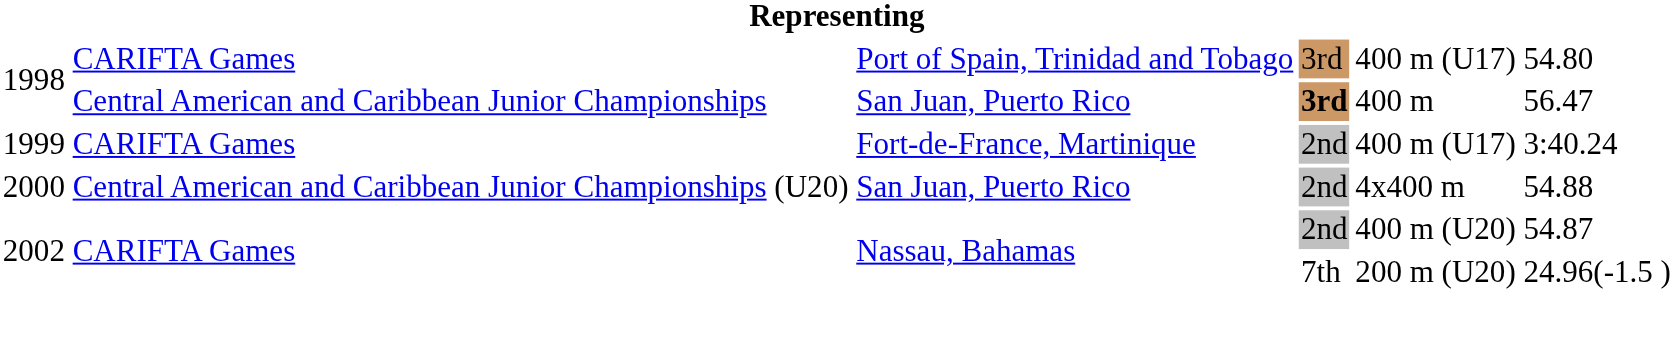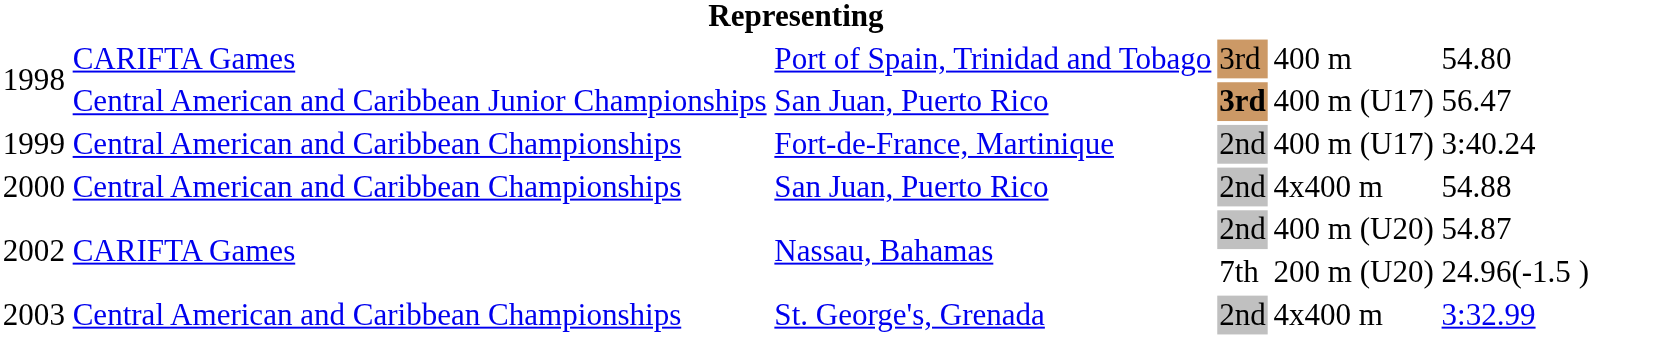(1436, 58) 400 m (U17) -> (1313, 58) 400 m
(1395, 101) 400 m -> (1354, 101) 400 m (U17)
(184, 143) CARIFTA Games -> (377, 143) Central American and Caribbean Championships
(461, 186) Central American and Caribbean Junior Championships (U20) -> (377, 186) Central American and Caribbean Championships
+ row: (34, 314)
